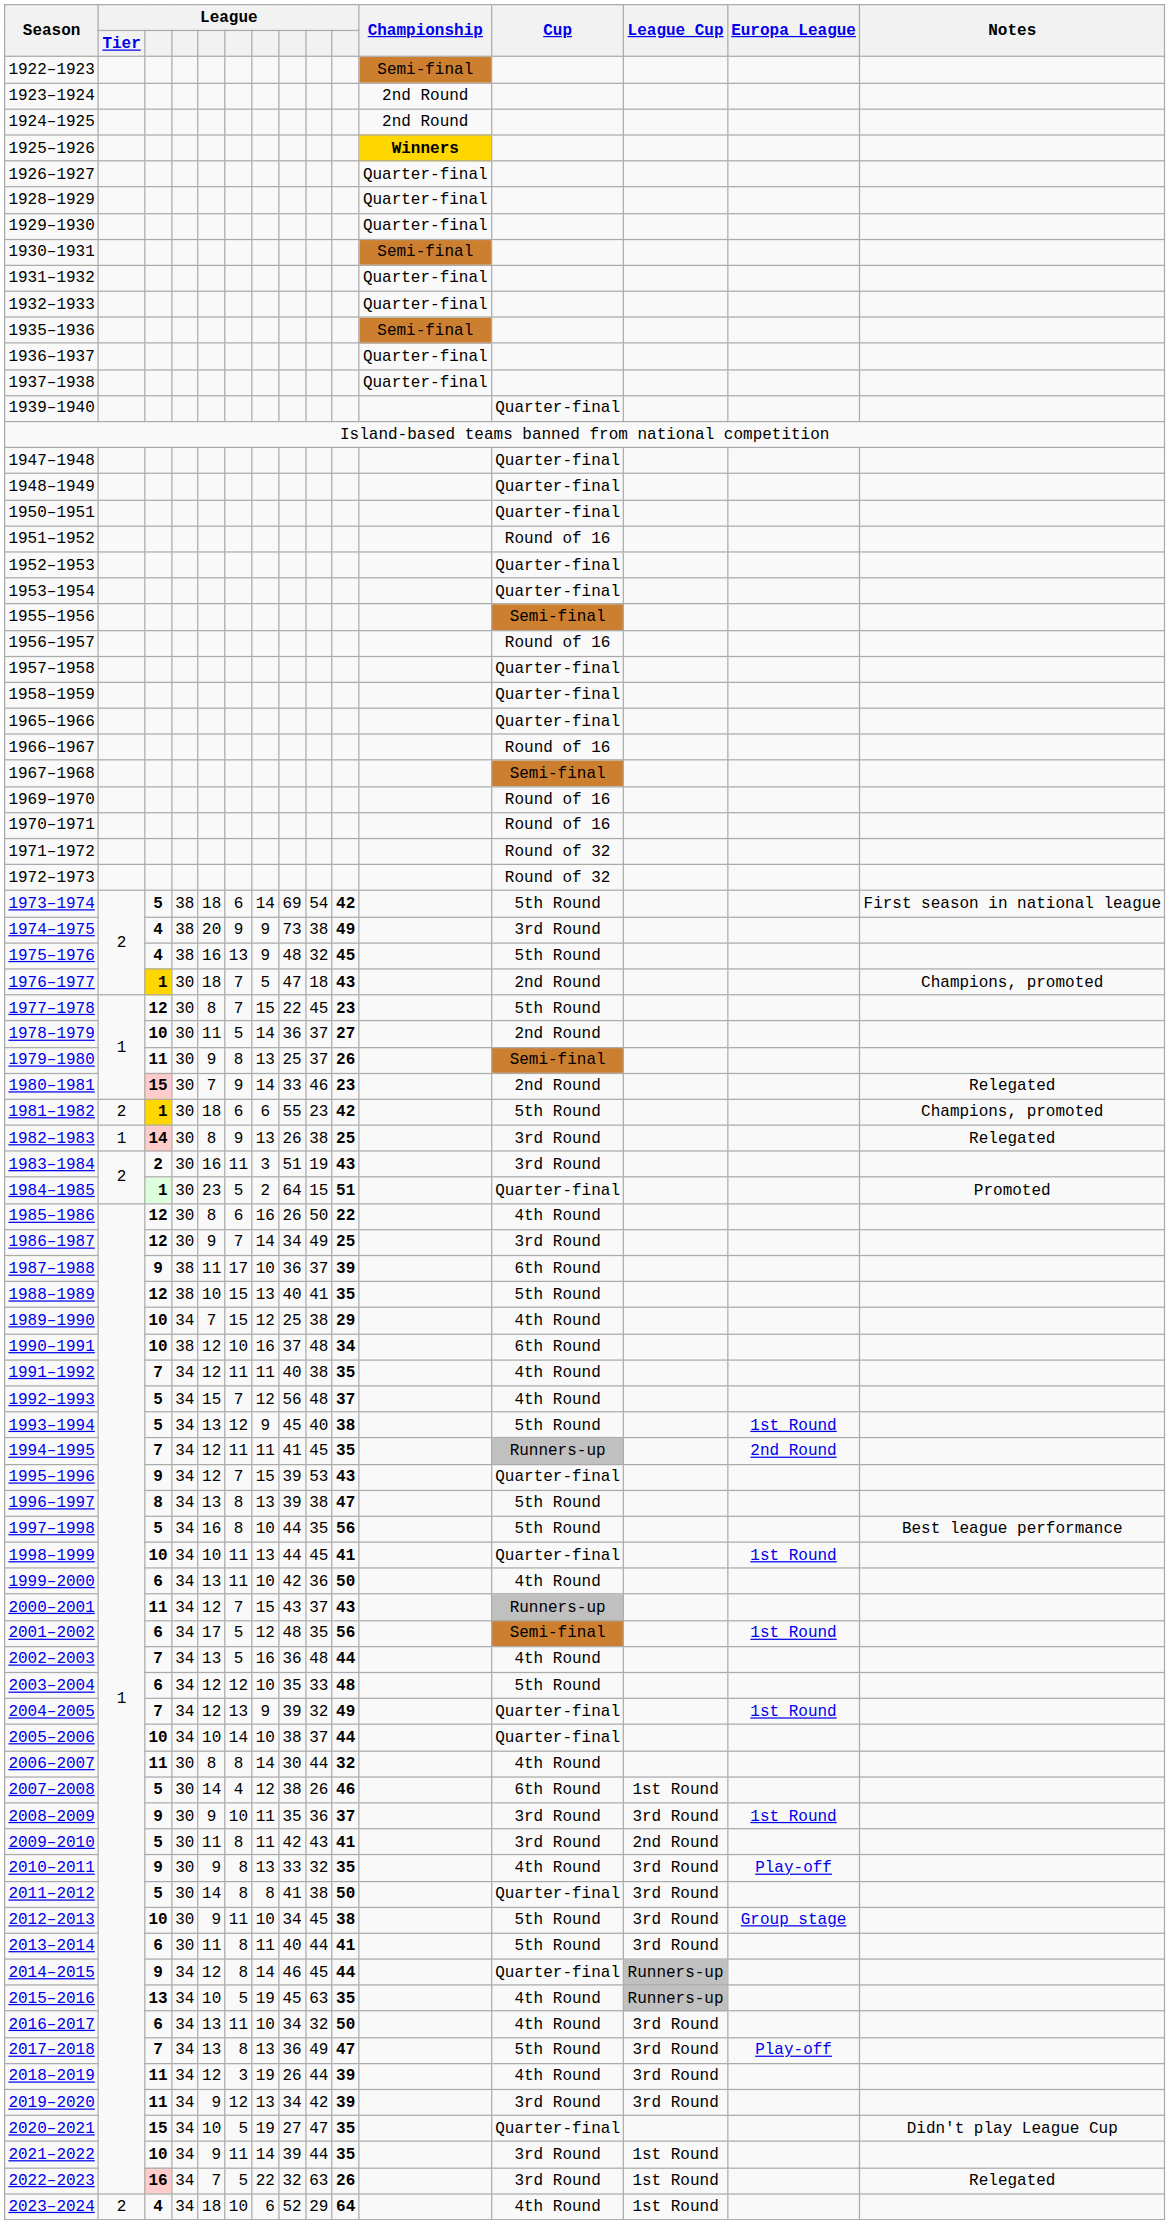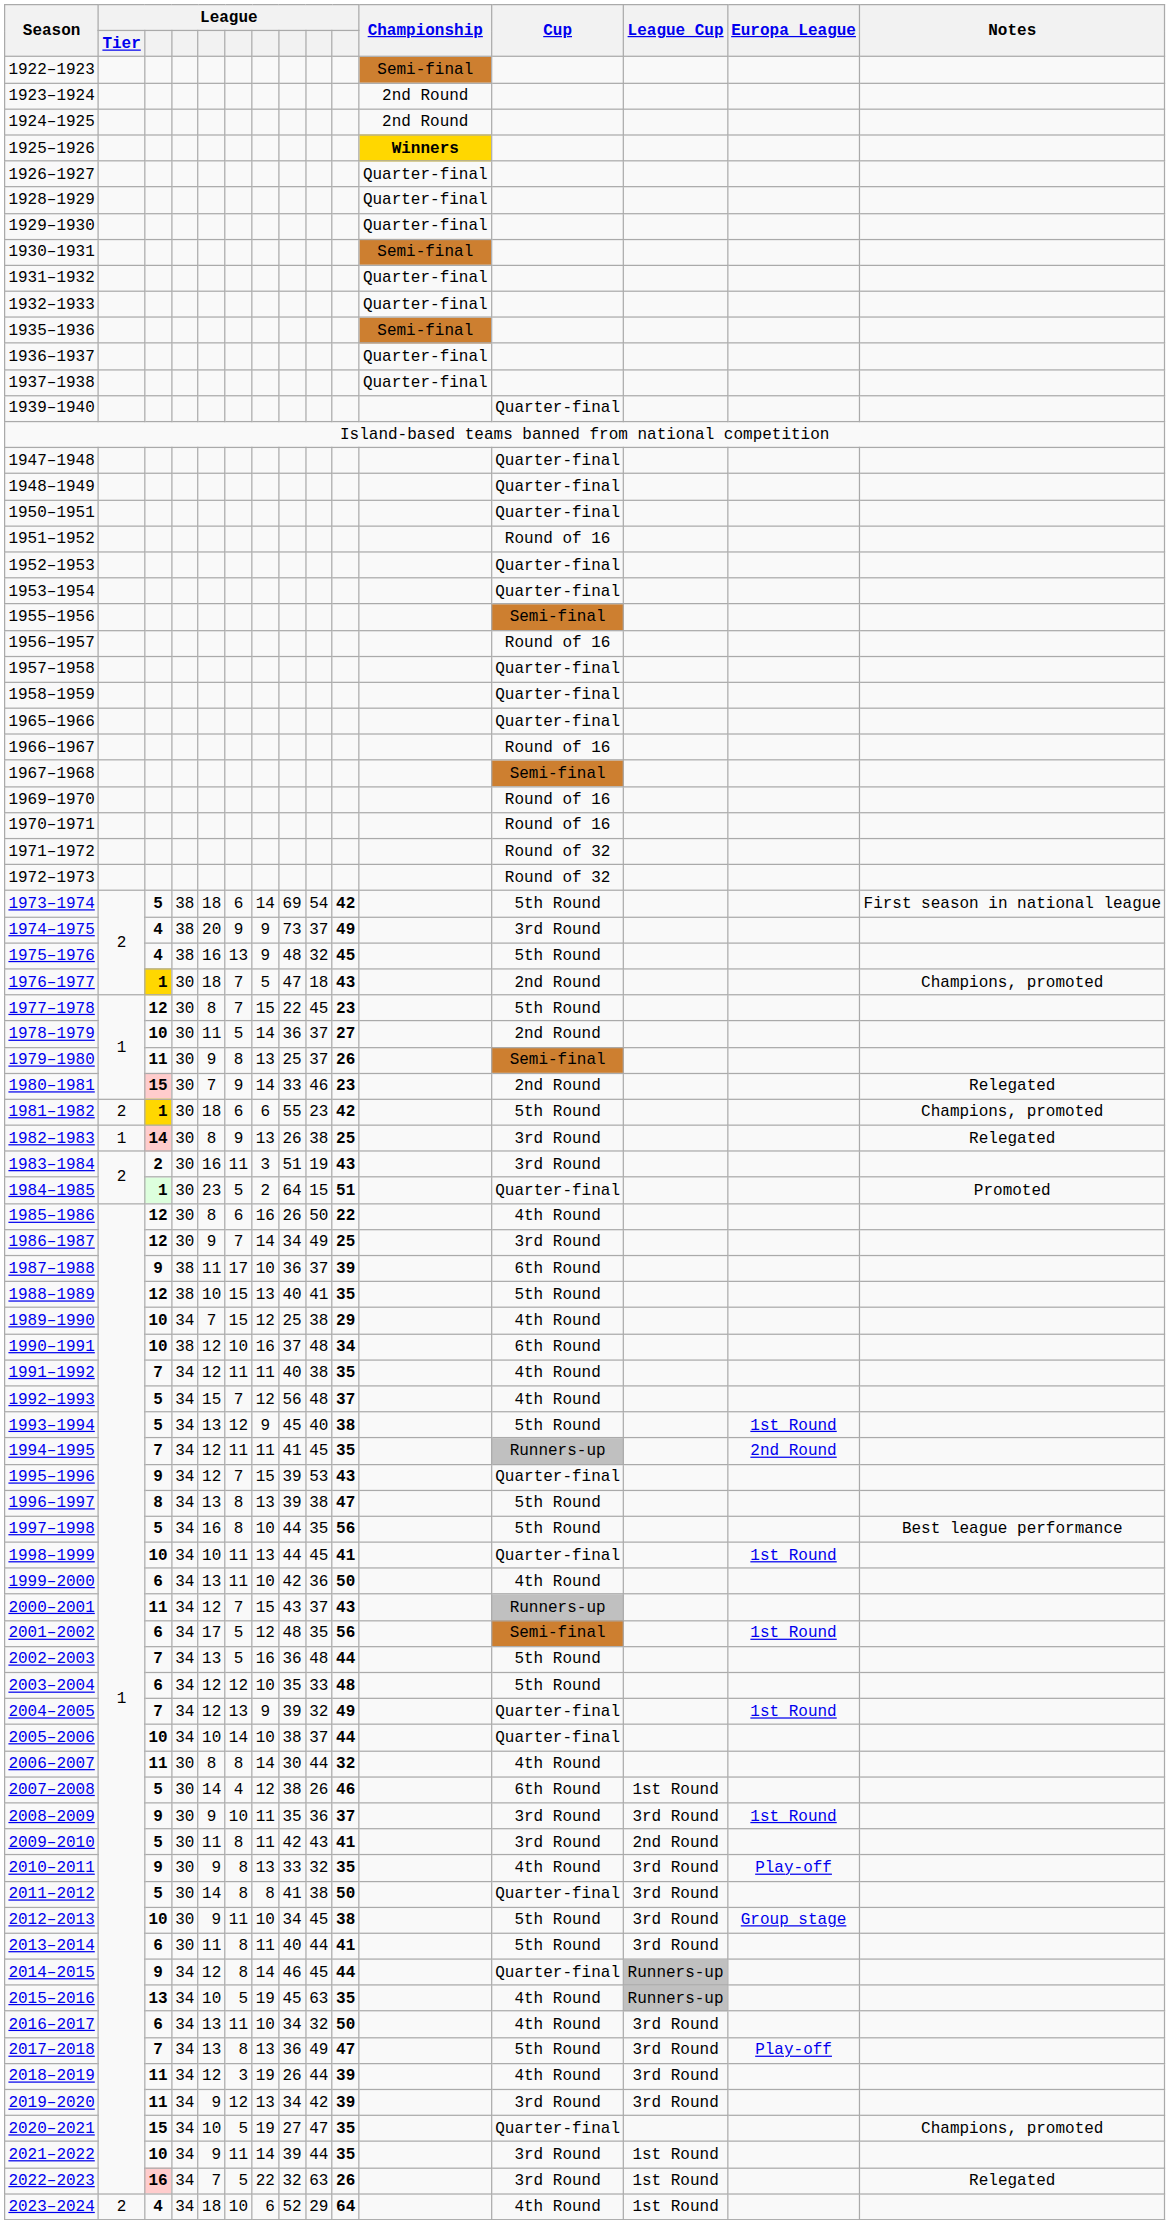(319, 930) 38 -> (319, 930) 37
(558, 1659) 4th Round -> (558, 1659) 5th Round
(1012, 2129) Didn't play League Cup -> (1012, 2129) Champions, promoted
